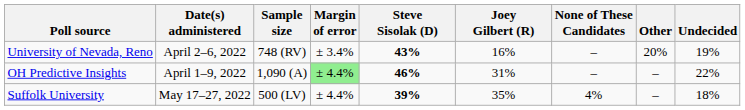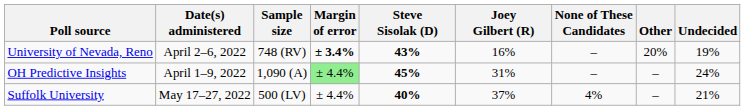(335, 52) normal -> (335, 52) bold
(407, 73) 46% -> (407, 73) 45%
(708, 73) 22% -> (708, 73) 24%
(407, 95) 39% -> (407, 95) 40%
(504, 95) 35% -> (504, 95) 37%
(708, 95) 18% -> (708, 95) 21%
